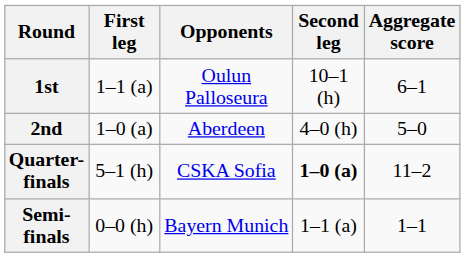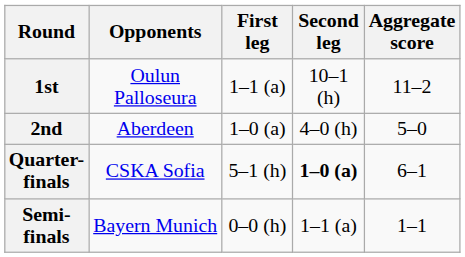columns swapped: (226, 32) <-> (124, 32)
(412, 86) 6–1 -> (412, 86) 11–2
(412, 171) 11–2 -> (412, 171) 6–1
